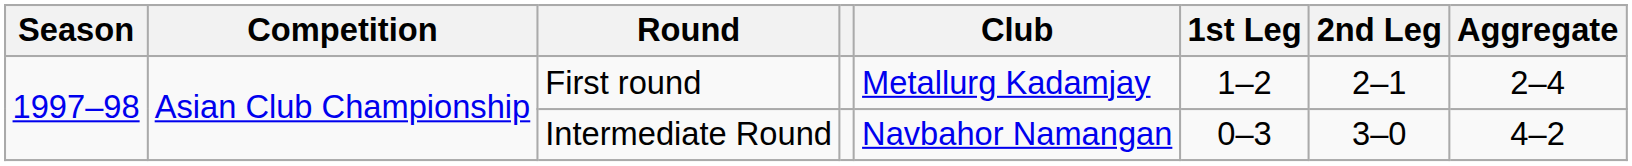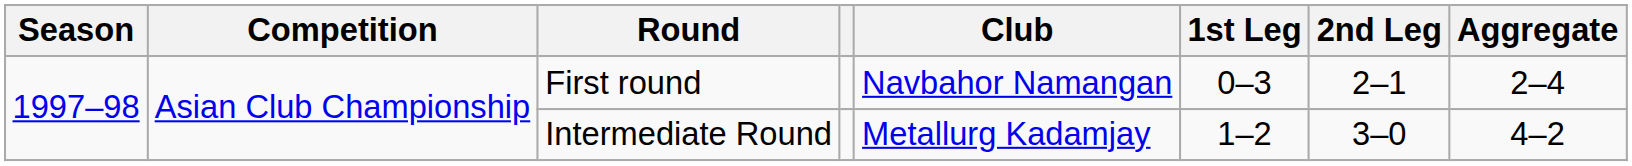(1006, 82) Metallurg Kadamjay -> (1017, 82) Navbahor Namangan
(1245, 82) 1–2 -> (1245, 82) 0–3
(1017, 133) Navbahor Namangan -> (1006, 133) Metallurg Kadamjay
(1245, 133) 0–3 -> (1245, 133) 1–2
